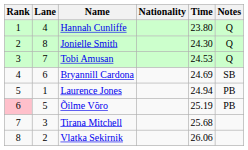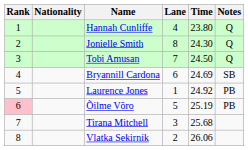columns swapped: (45, 12) <-> (162, 12)
(202, 59) 24.53 -> (202, 59) 24.50
(202, 91) 24.94 -> (202, 91) 24.92
